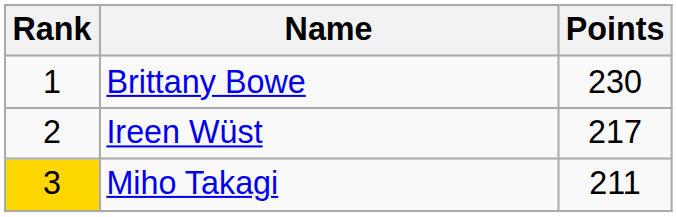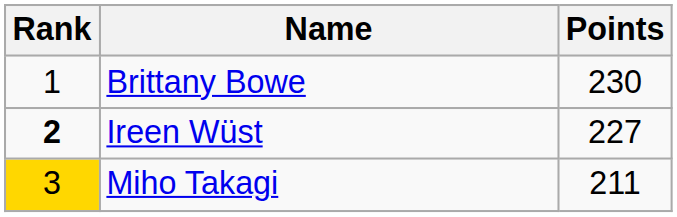(52, 132) normal -> (52, 132) bold
(615, 132) 217 -> (615, 132) 227
